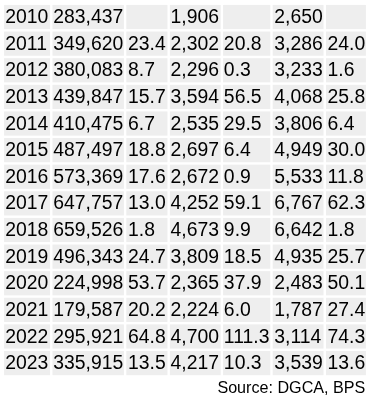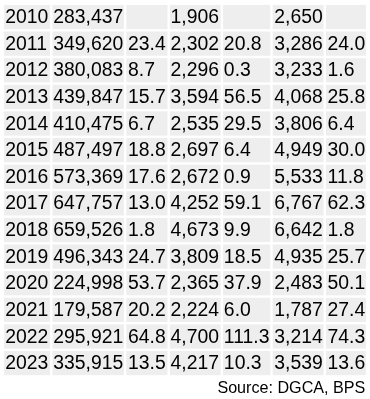(298, 336) 3,114 -> (299, 336) 3,214
